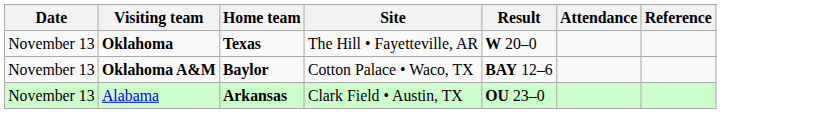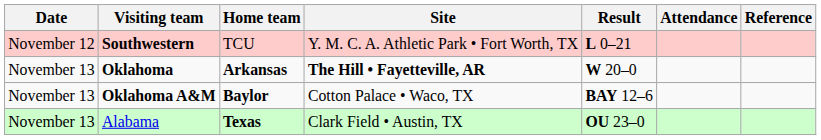+ row: (148, 43)
(242, 43) Texas -> (255, 69) Arkansas
(393, 43) normal -> (396, 69) bold
(255, 95) Arkansas -> (242, 121) Texas
